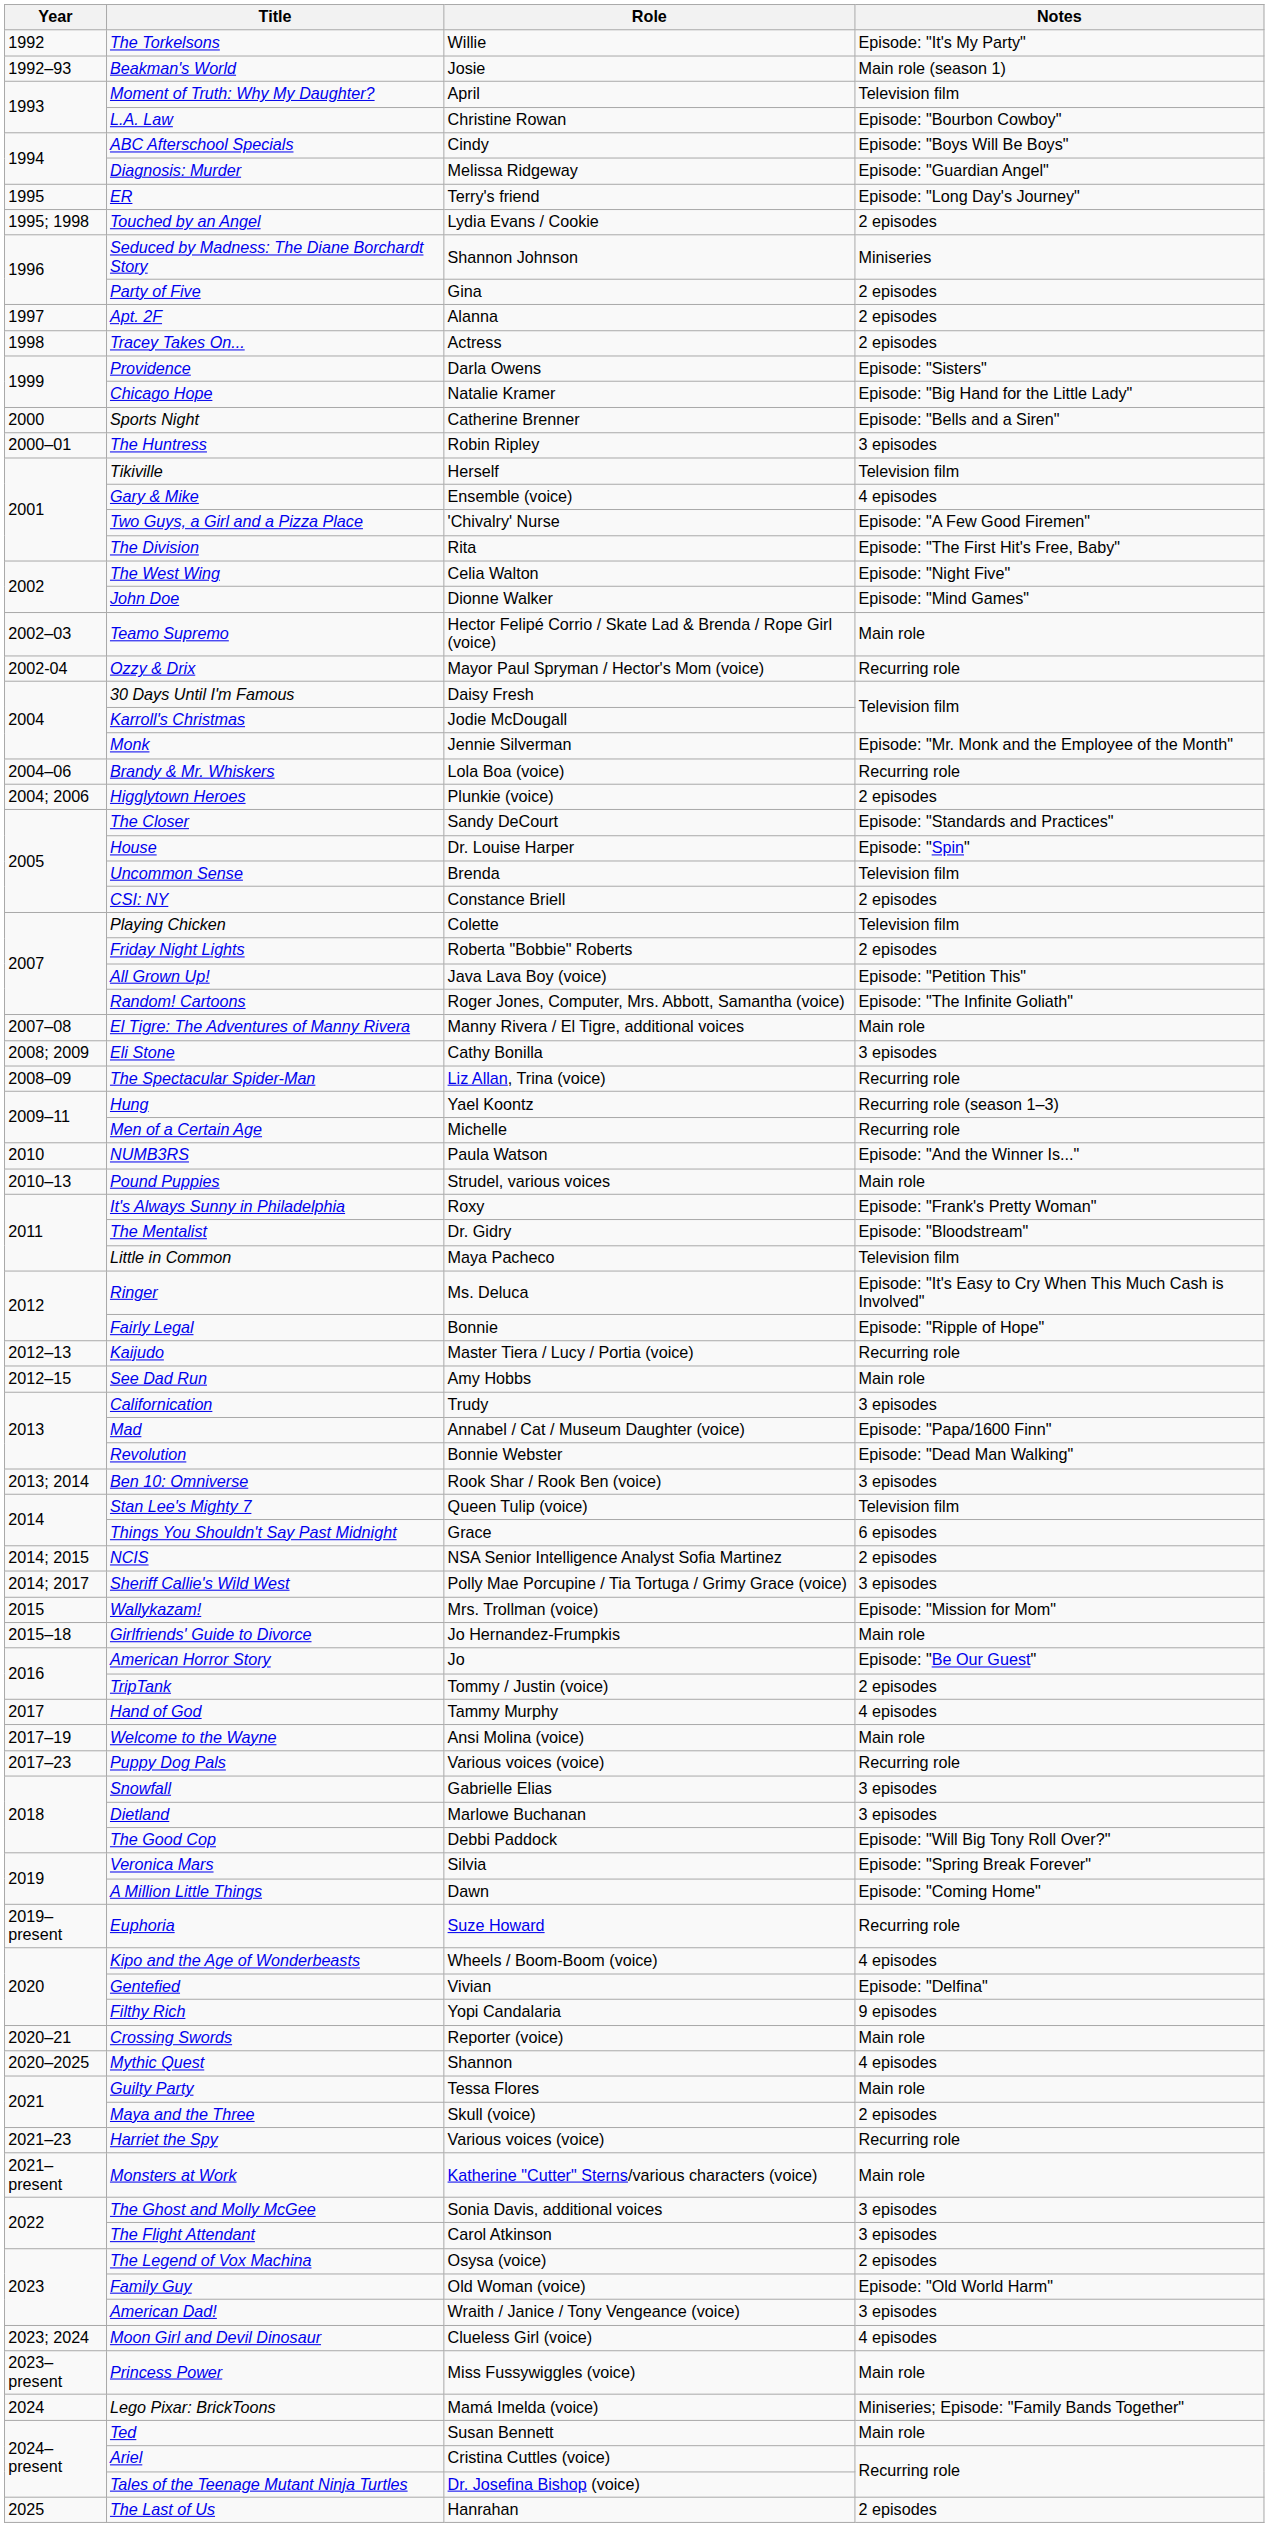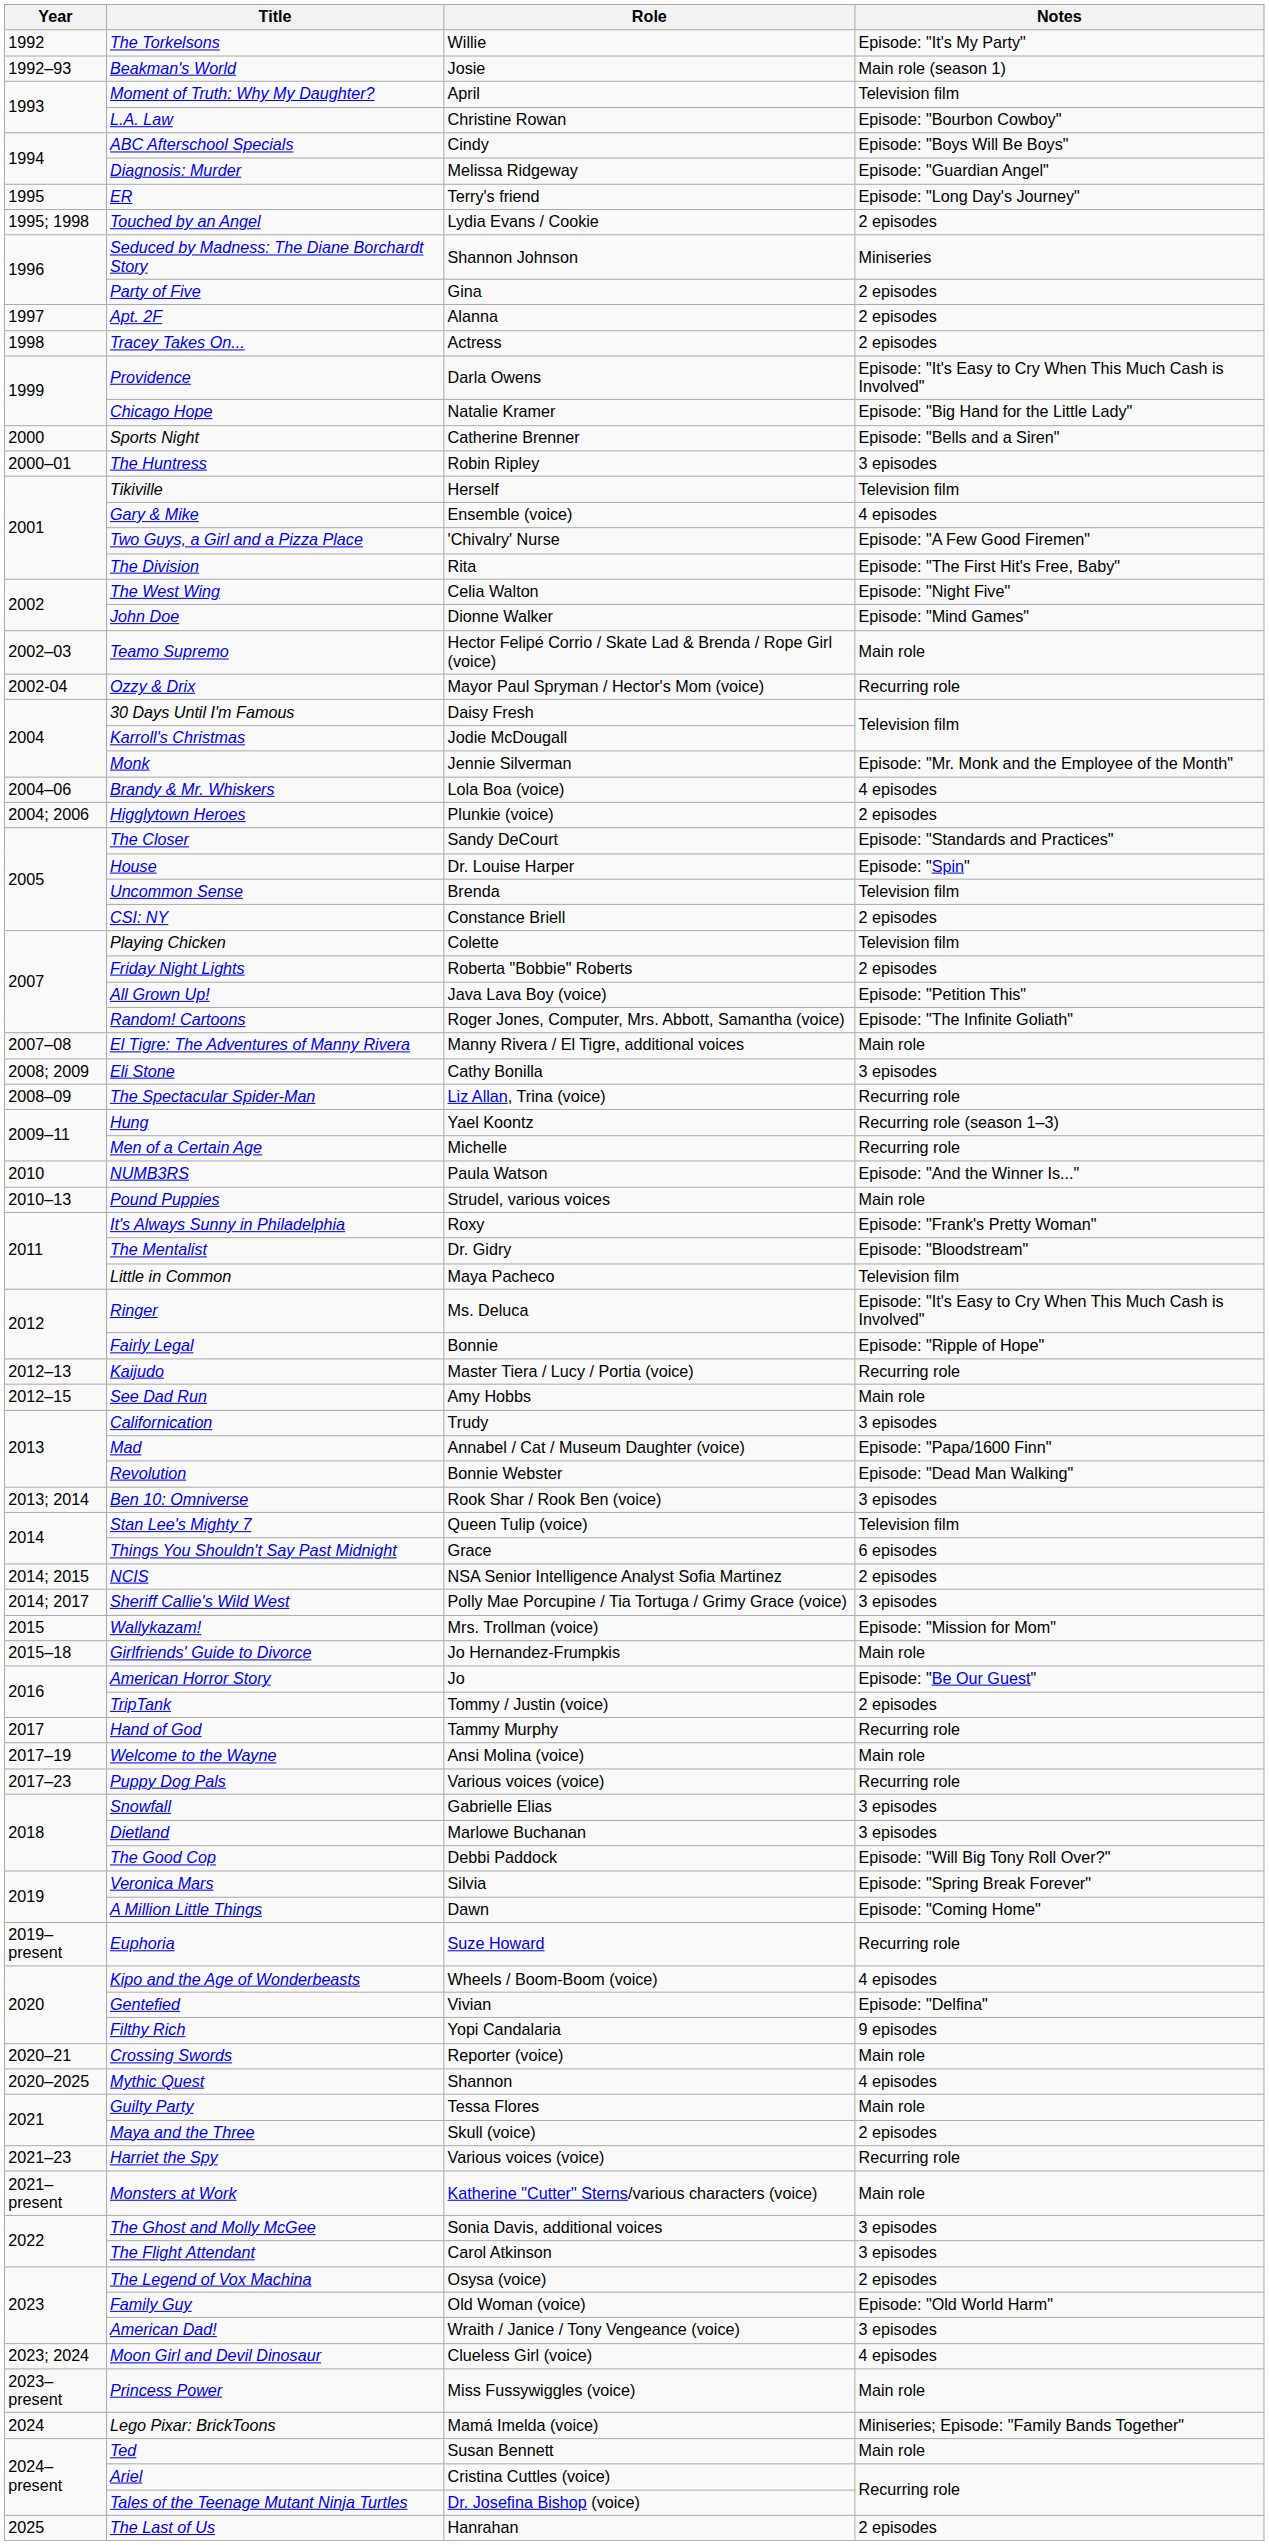(923, 368) Episode: "Sisters" -> (1041, 377) Episode: "It's Easy to Cry When This Much Cash is Involved"
(909, 771) Recurring role -> (898, 789) 4 episodes
(898, 1712) 4 episodes -> (909, 1730) Recurring role
